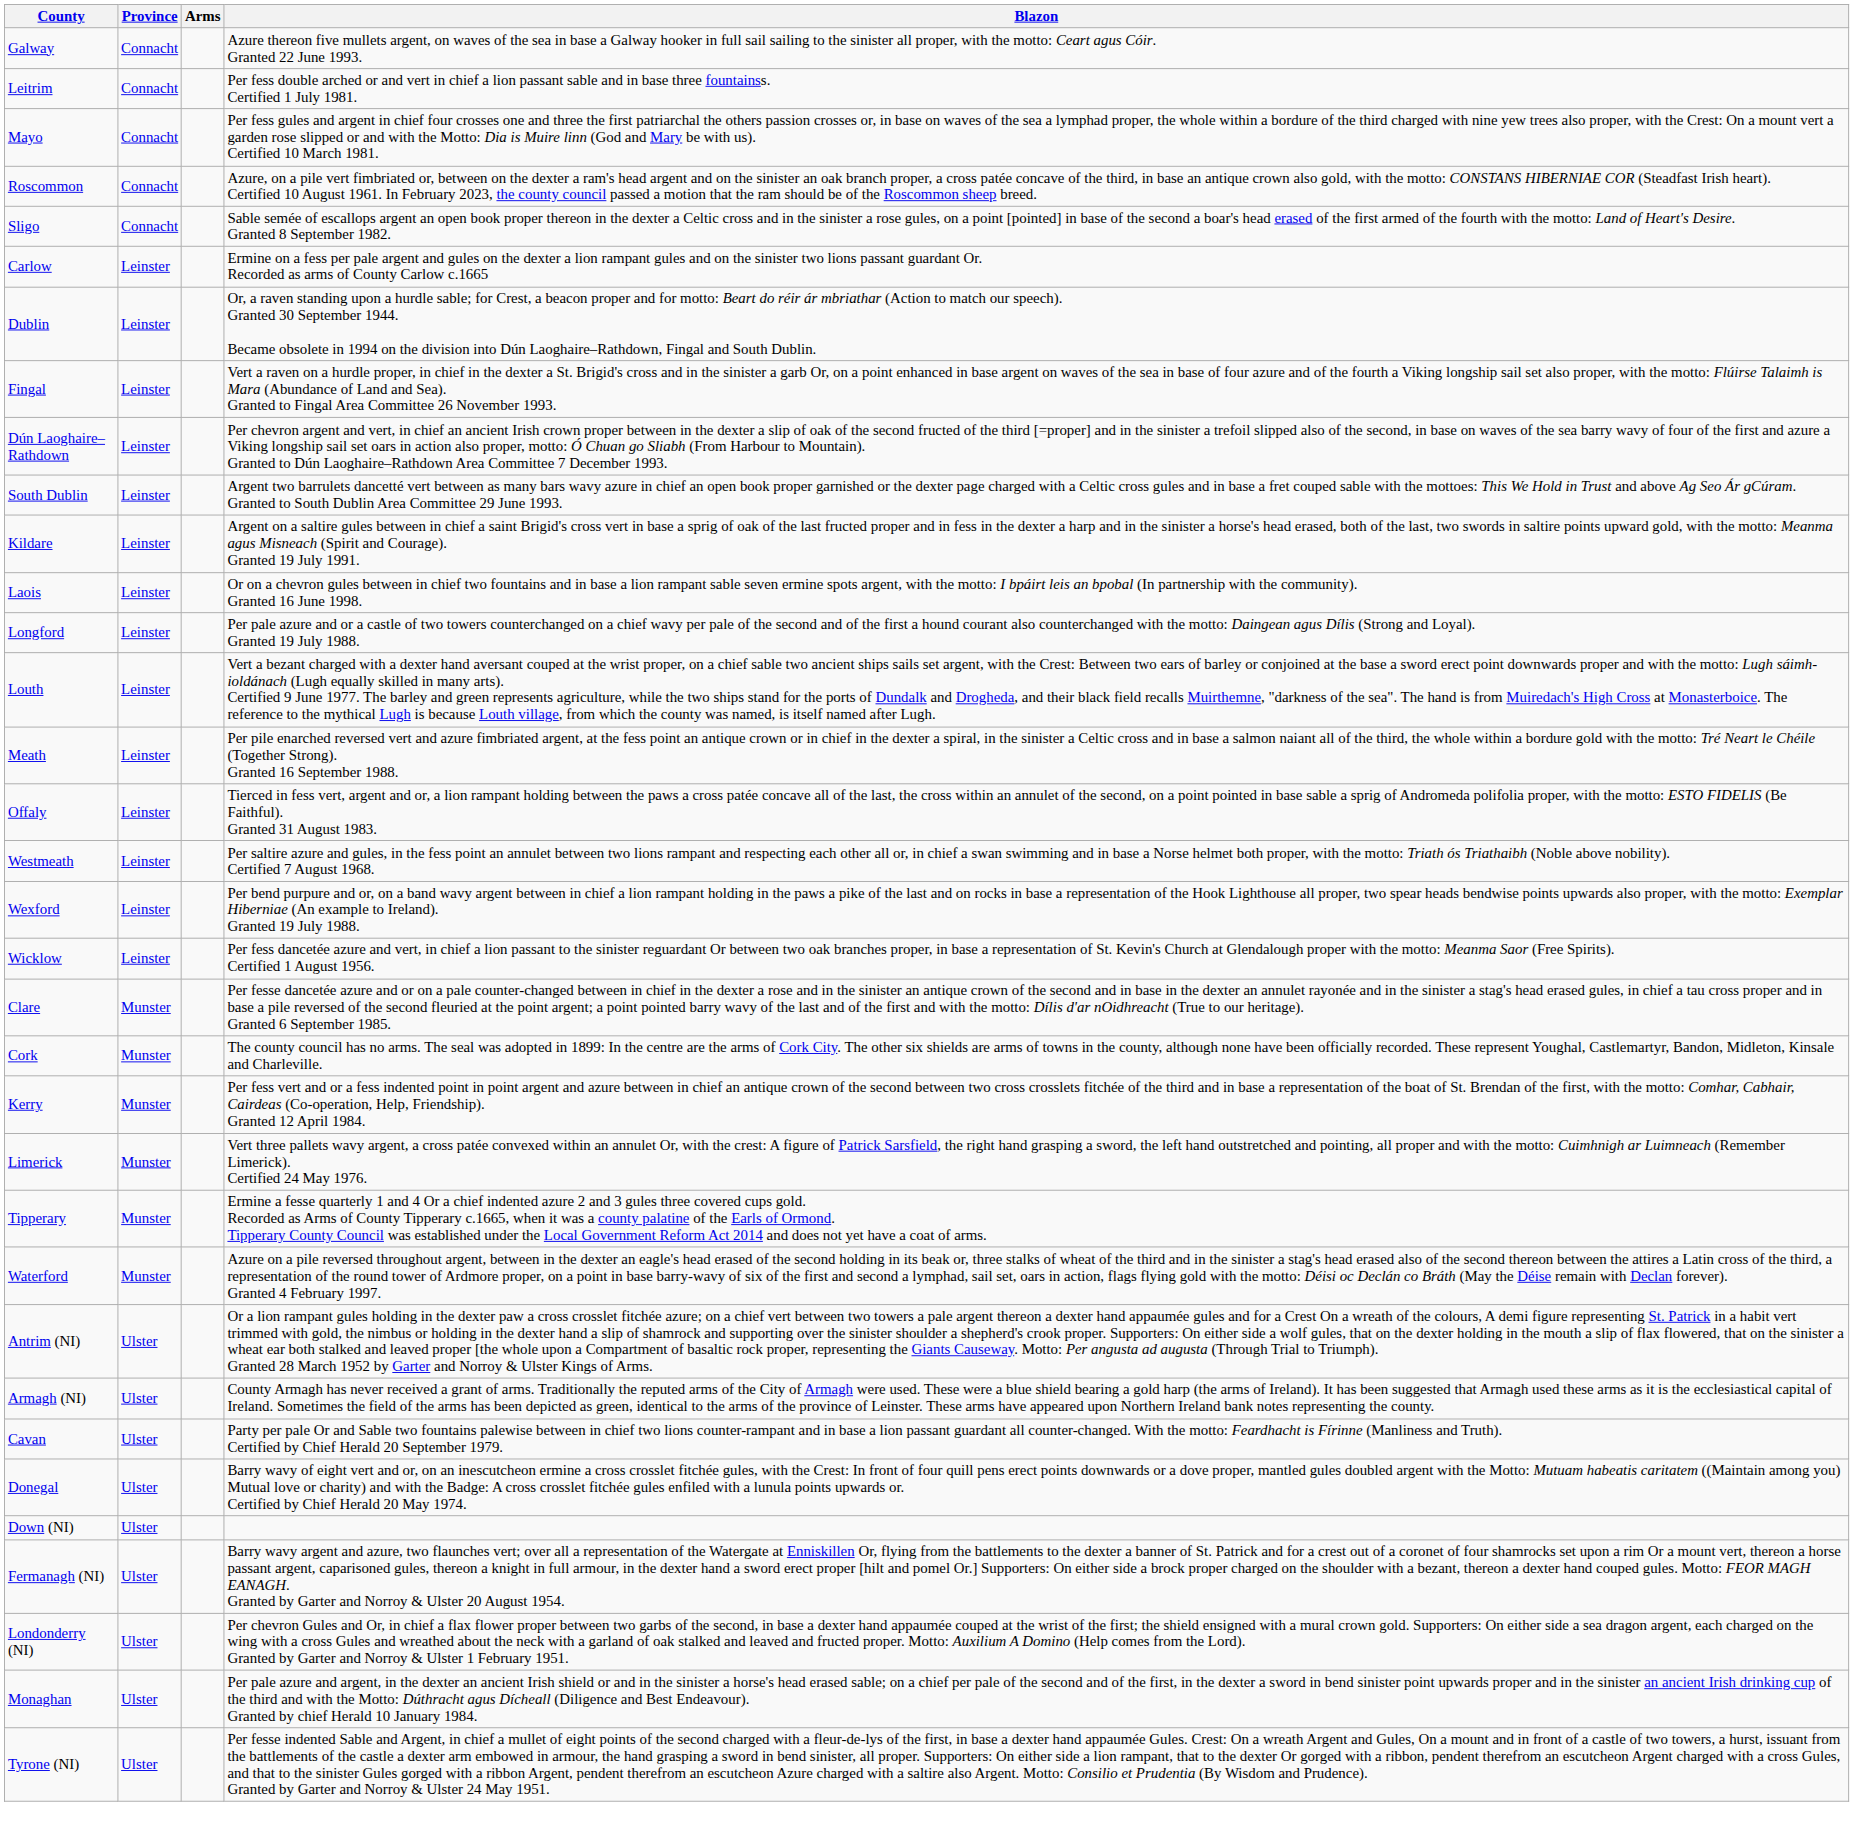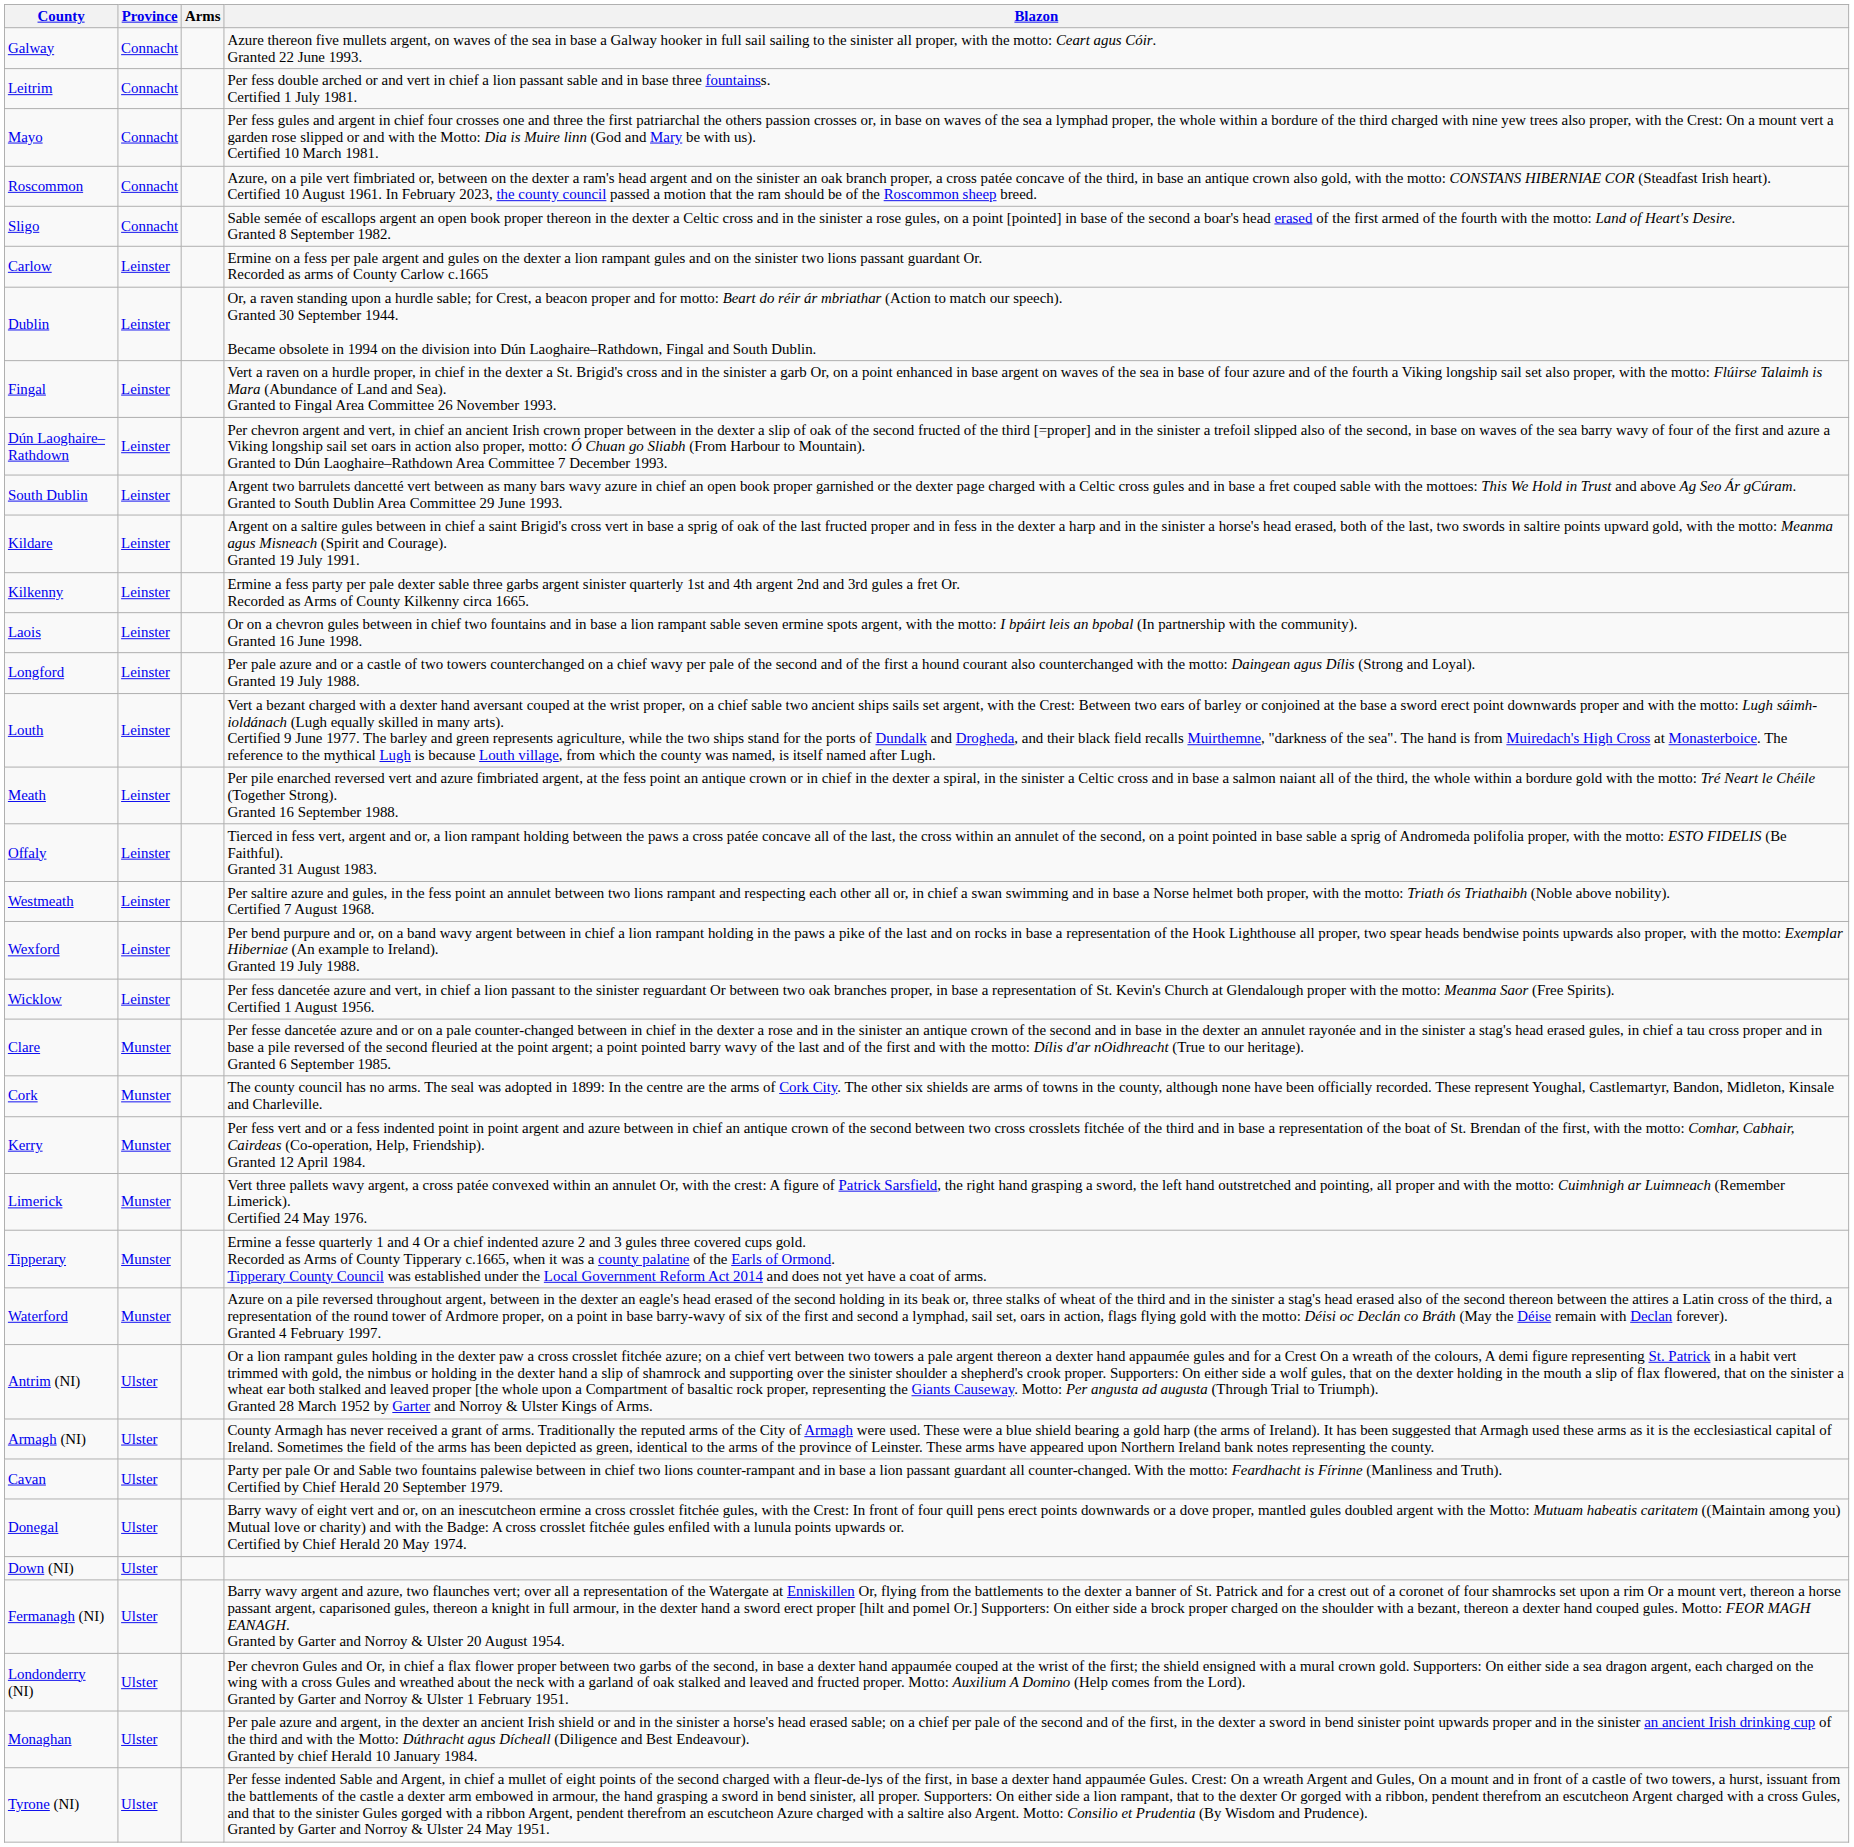+ row: (36, 592)
